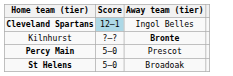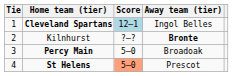+ column: (14, 11)
(165, 51) Prescot -> (183, 51) Broadoak
(110, 65) no background -> (128, 65) lightsalmon background
(165, 65) Broadoak -> (183, 65) Prescot
